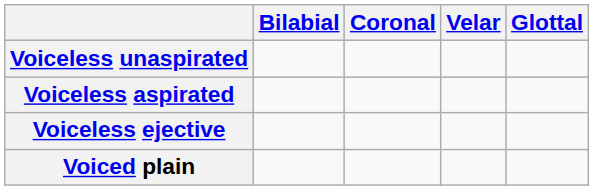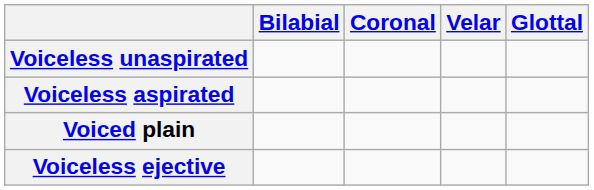rows swapped: (129, 130) <-> (129, 166)
